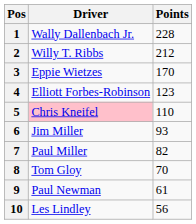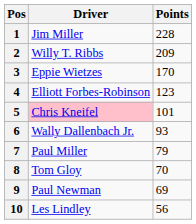(83, 33) Wally Dallenbach Jr. -> (57, 33) Jim Miller
(165, 53) 212 -> (165, 53) 209
(165, 111) 110 -> (165, 111) 101
(57, 131) Jim Miller -> (83, 131) Wally Dallenbach Jr.
(162, 151) 82 -> (162, 151) 79
(162, 190) 61 -> (162, 190) 69
